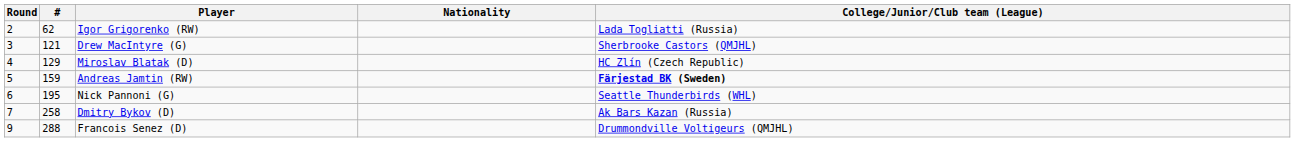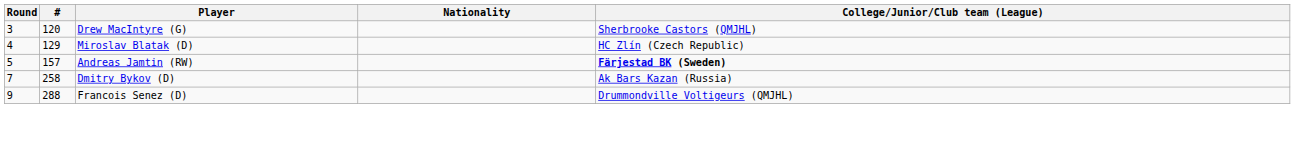- row: (139, 29)
(51, 46) 121 -> (51, 29) 120
(51, 79) 159 -> (51, 62) 157
- row: (126, 95)
